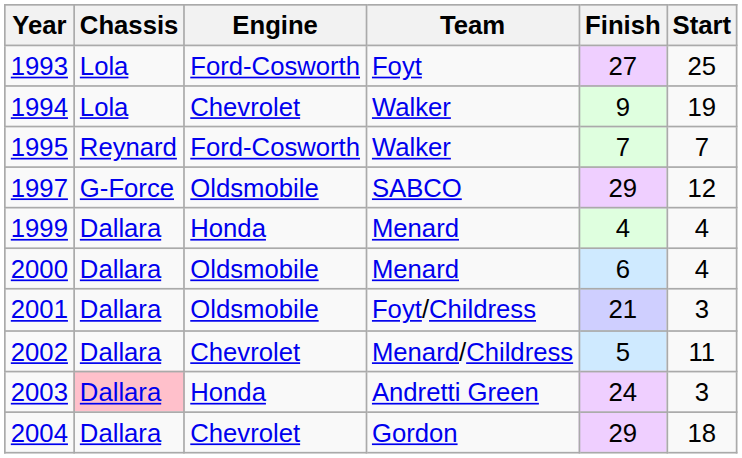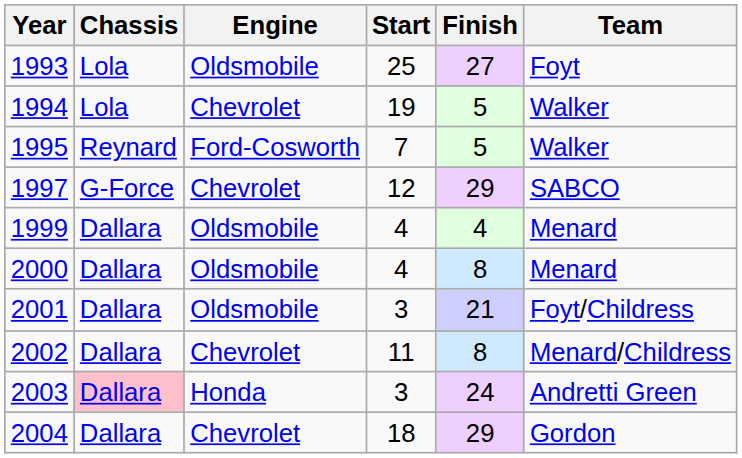columns swapped: (702, 25) <-> (473, 25)
(275, 66) Ford-Cosworth -> (254, 66) Oldsmobile
(623, 107) 9 -> (480, 107) 5
(623, 147) 7 -> (480, 147) 5
(254, 188) Oldsmobile -> (245, 188) Chevrolet
(228, 229) Honda -> (254, 229) Oldsmobile
(623, 269) 6 -> (480, 269) 8
(623, 351) 5 -> (480, 351) 8
